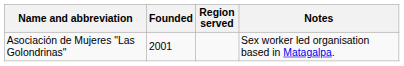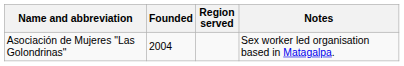(161, 46) 2001 -> (161, 46) 2004
